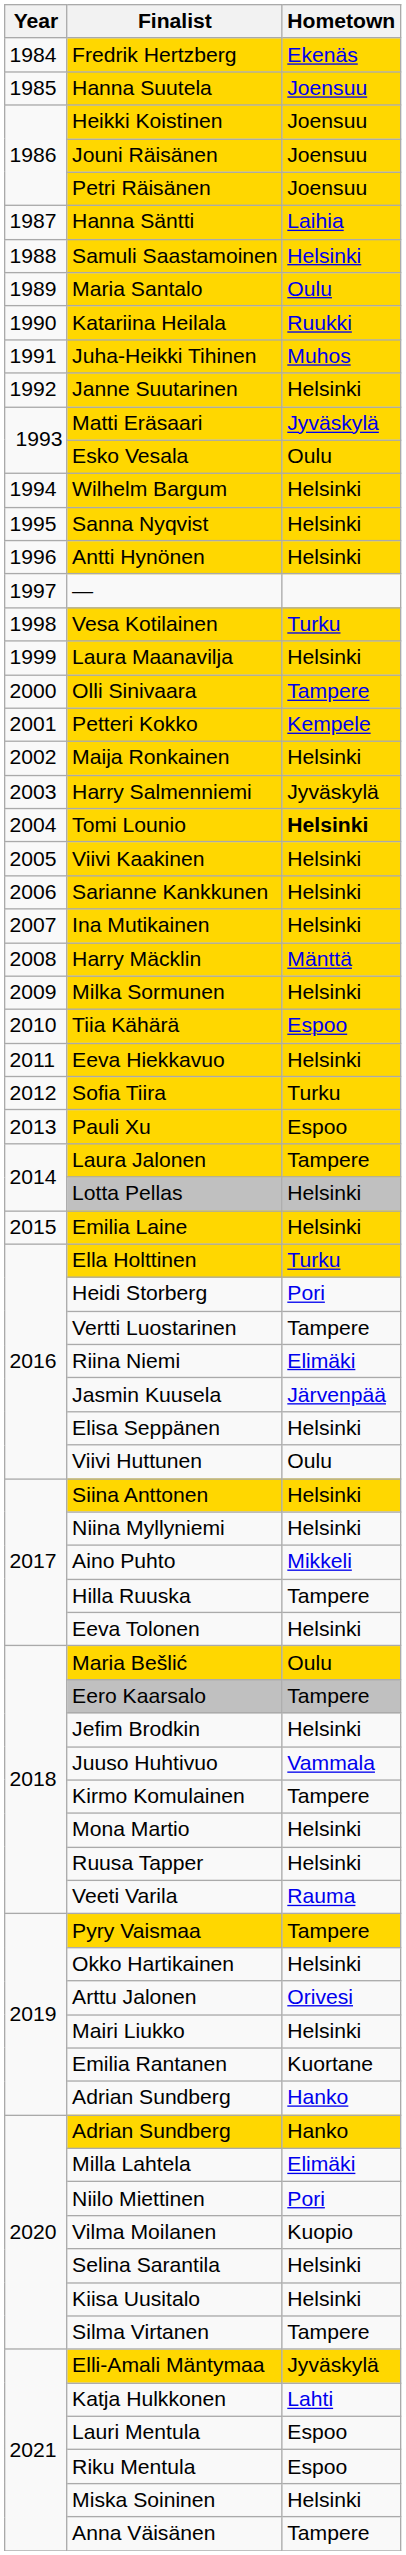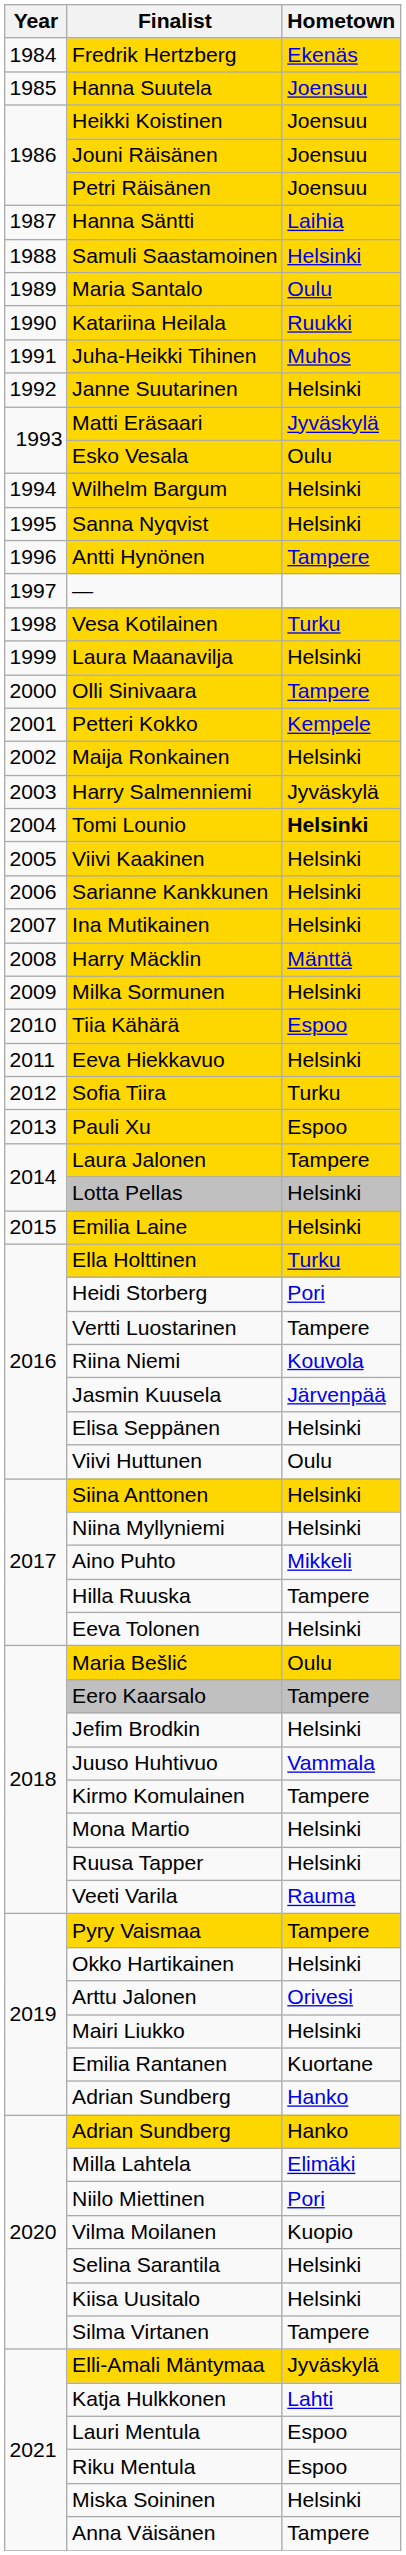(324, 557) Helsinki -> (328, 557) Tampere
(321, 1361) Elimäki -> (325, 1361) Kouvola
